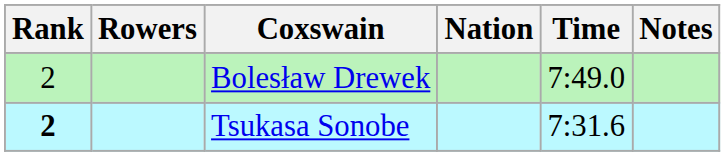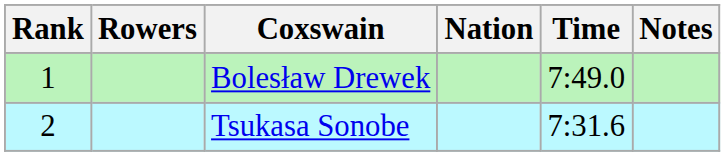(48, 77) 2 -> (48, 77) 1
(48, 126) bold -> (48, 126) normal
